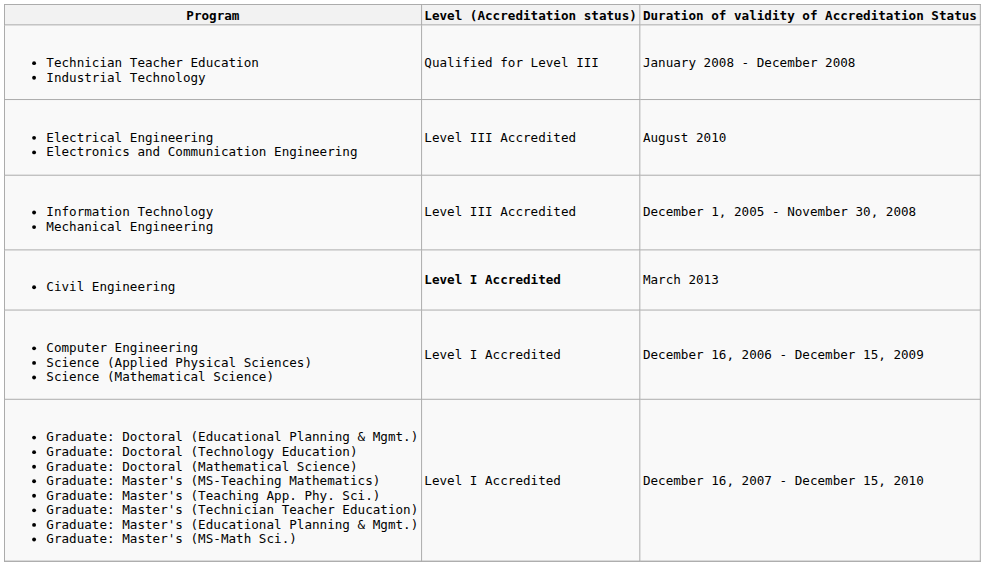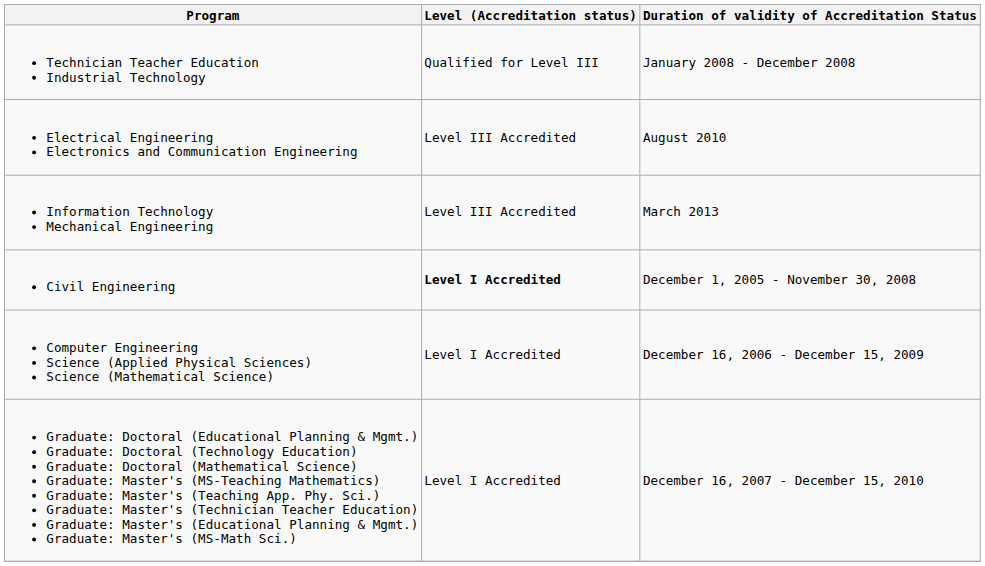(780, 212) December 1, 2005 - November 30, 2008 -> (681, 212) March 2013
(681, 280) March 2013 -> (780, 280) December 1, 2005 - November 30, 2008
